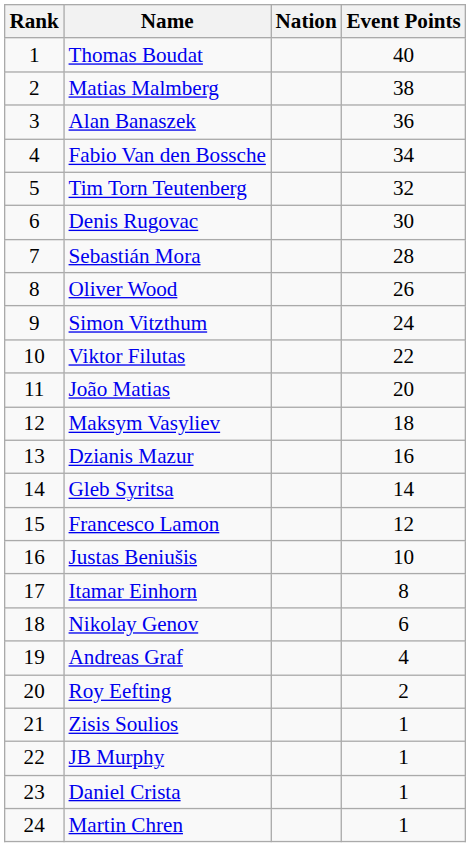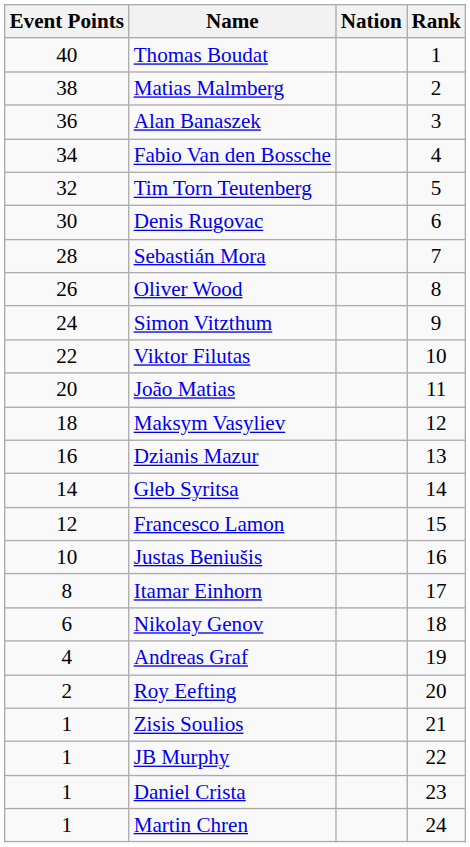columns swapped: (34, 21) <-> (404, 21)
